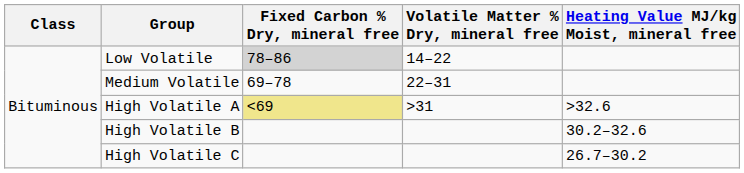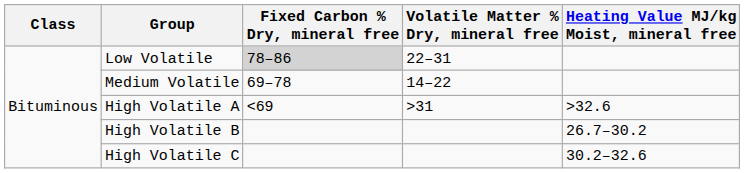(429, 58) 14–22 -> (429, 58) 22–31
(429, 83) 22–31 -> (429, 83) 14–22
(260, 107) khaki background -> (260, 107) no background
(606, 131) 30.2–32.6 -> (606, 131) 26.7–30.2
(606, 156) 26.7–30.2 -> (606, 156) 30.2–32.6
